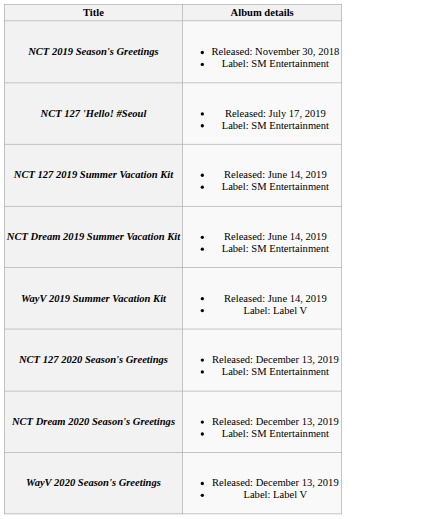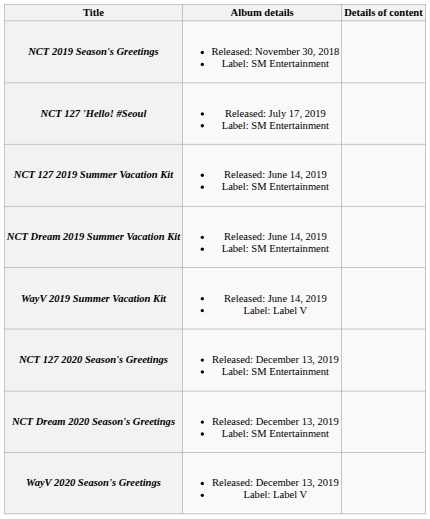+ column: (383, 12)
